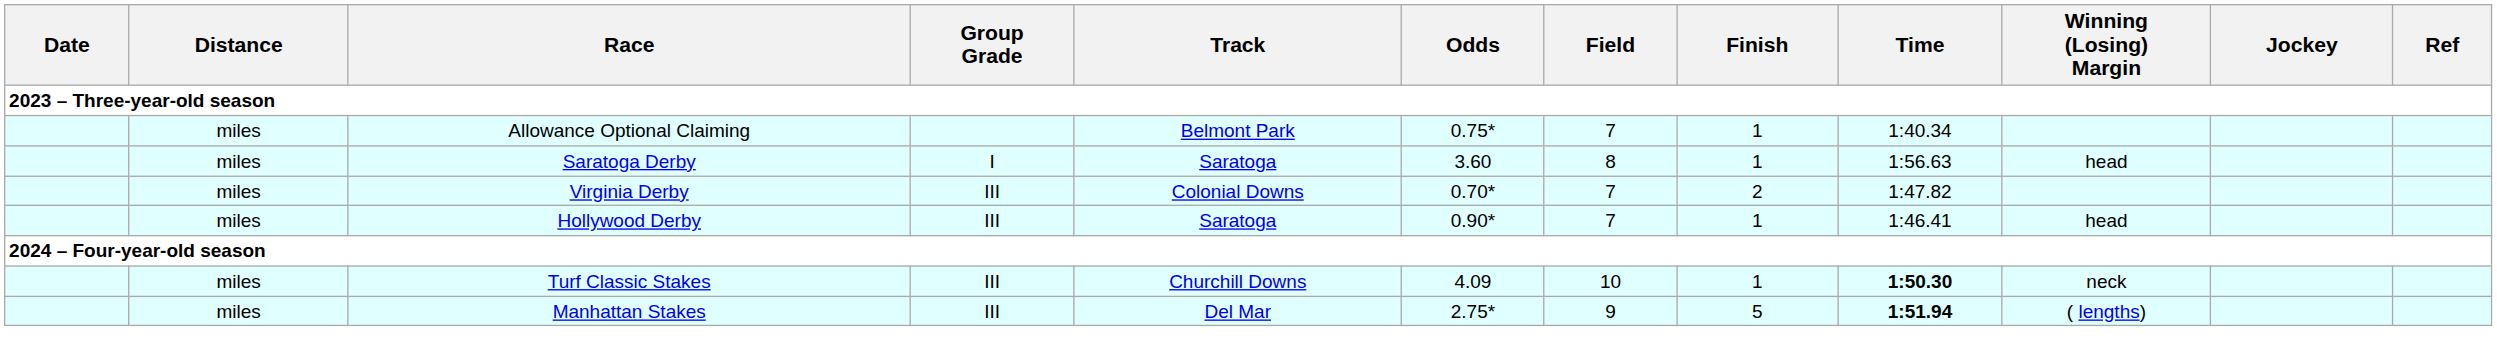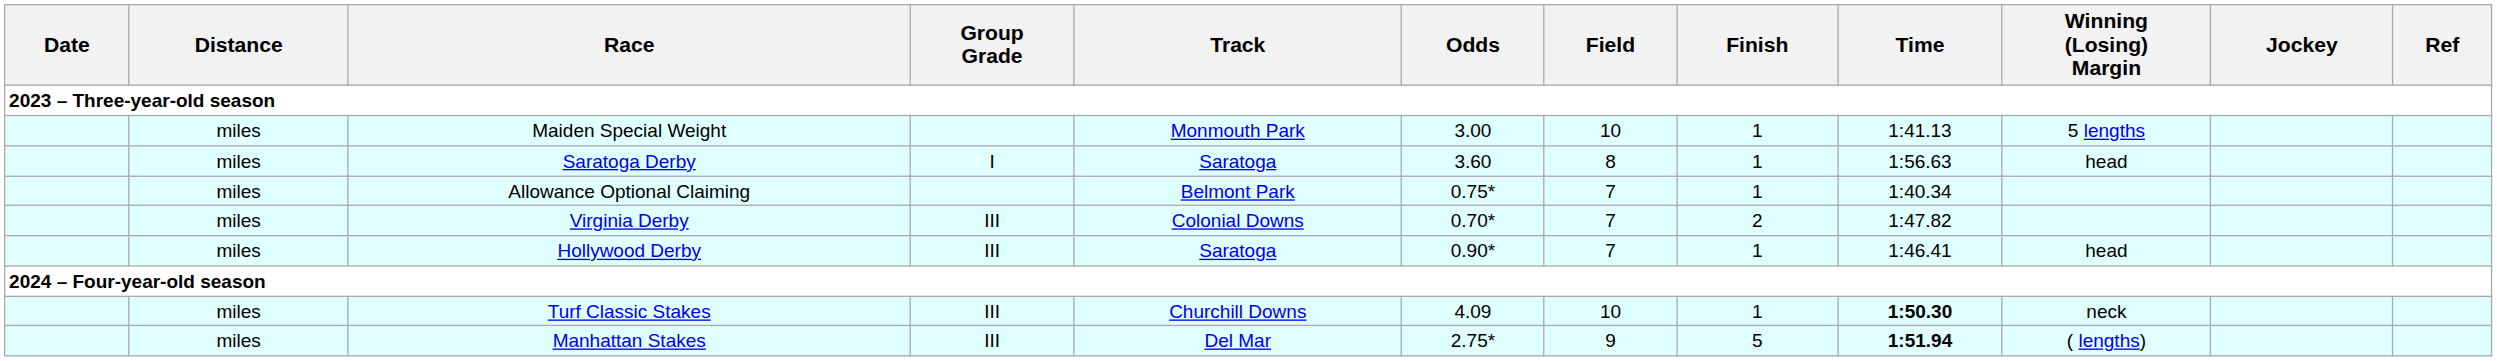+ row: (629, 131)
rows swapped: (629, 131) <-> (629, 161)
